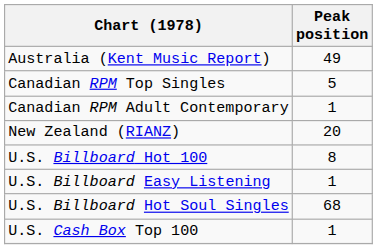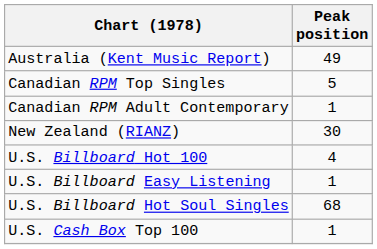(332, 133) 20 -> (332, 133) 30
(332, 157) 8 -> (332, 157) 4
